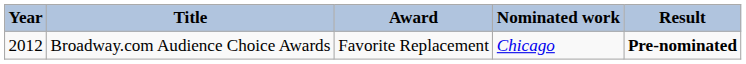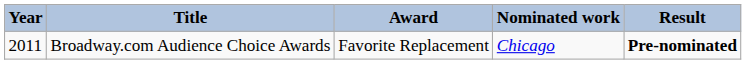(26, 45) 2012 -> (25, 45) 2011
